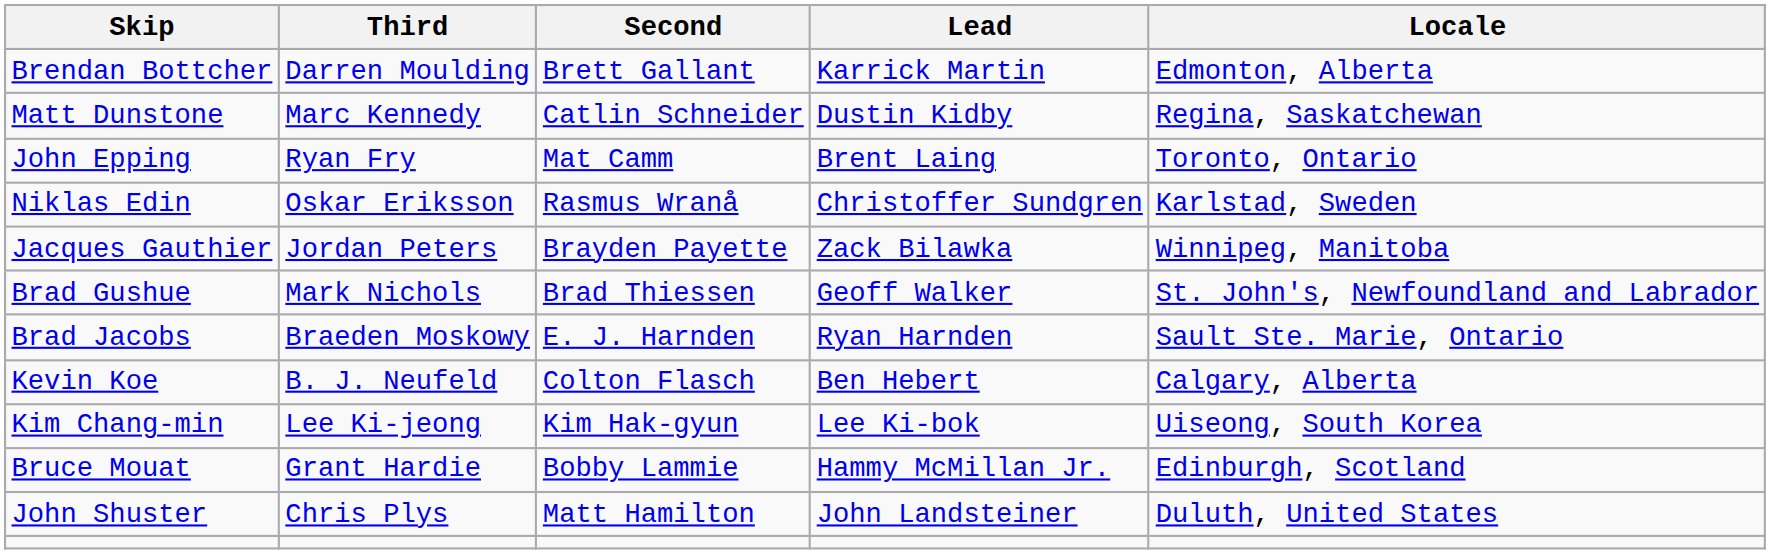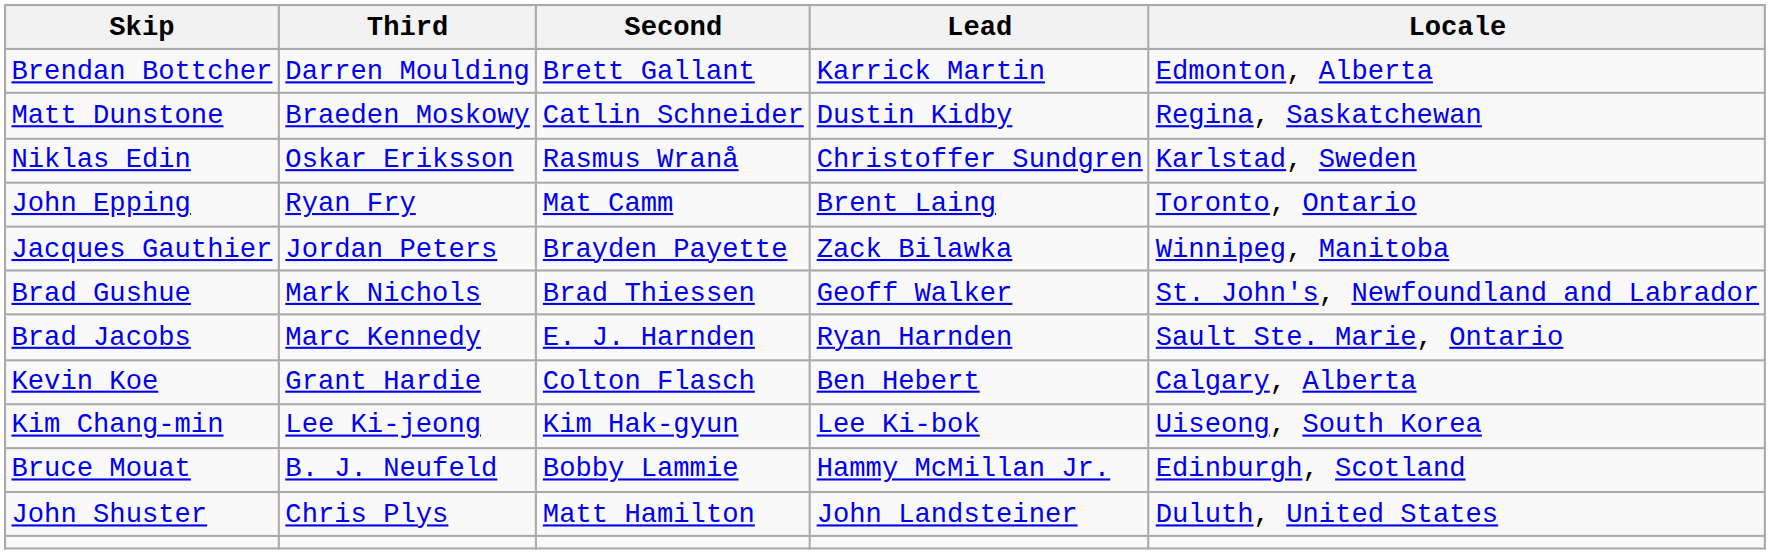(383, 116) Marc Kennedy -> (408, 116) Braeden Moskowy
rows swapped: (101, 204) <-> (101, 160)
(408, 337) Braeden Moskowy -> (383, 337) Marc Kennedy
(391, 381) B. J. Neufeld -> (383, 381) Grant Hardie
(383, 470) Grant Hardie -> (391, 470) B. J. Neufeld
